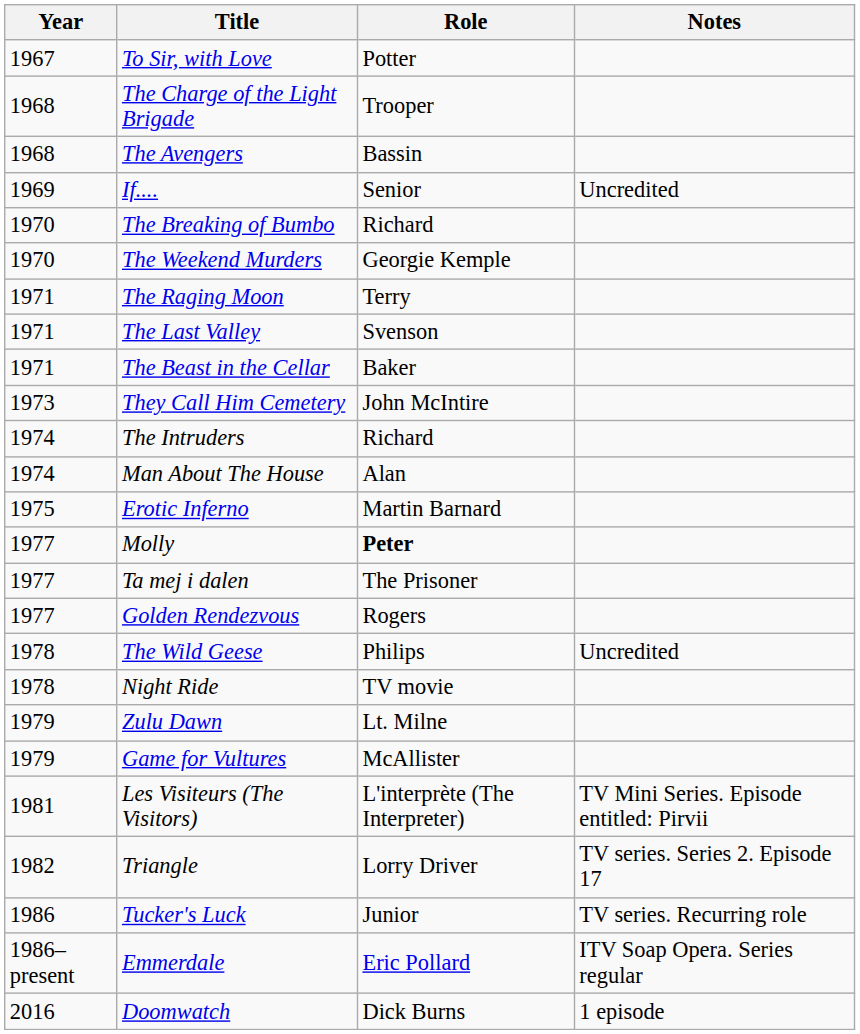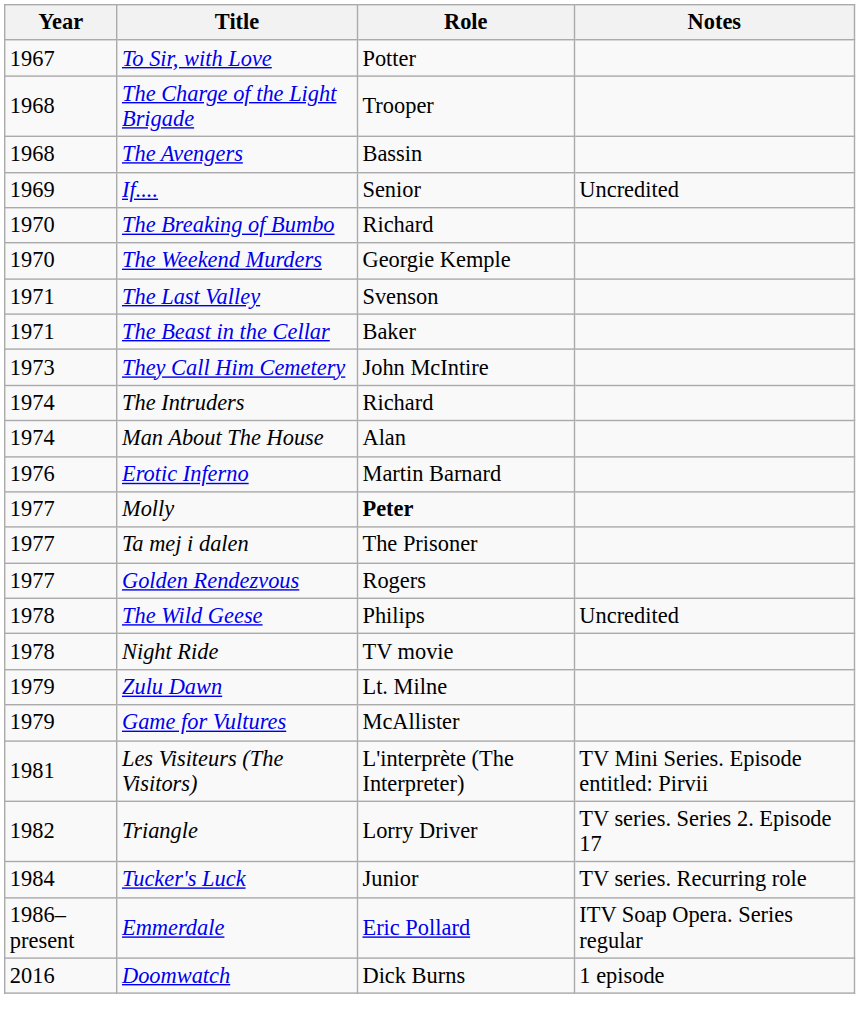- row: (203, 296)
(32, 509) 1975 -> (32, 473) 1976
(32, 914) 1986 -> (32, 879) 1984
